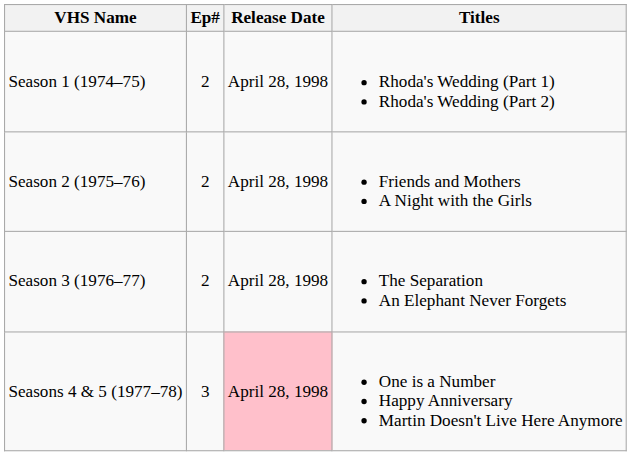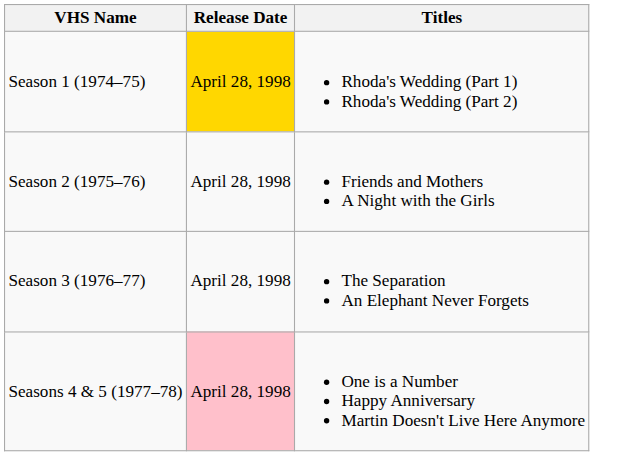- column: (205, 18)
(278, 81) no background -> (241, 81) gold background
